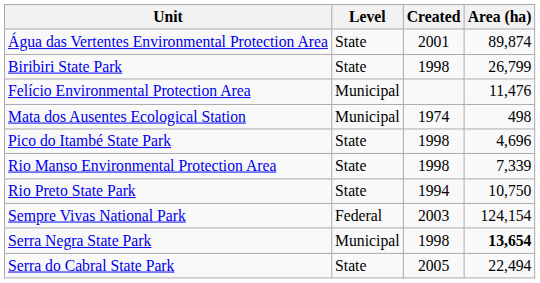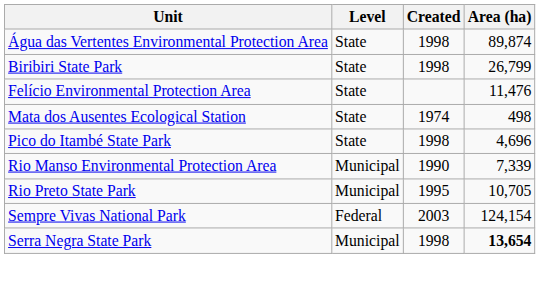(434, 41) 2001 -> (434, 41) 1998
(367, 91) Municipal -> (351, 91) State
(367, 116) Municipal -> (351, 116) State
(351, 166) State -> (367, 166) Municipal
(434, 166) 1998 -> (434, 166) 1990
(351, 191) State -> (367, 191) Municipal
(434, 191) 1994 -> (434, 191) 1995
(510, 191) 10,750 -> (510, 191) 10,705
- row: (91, 265)
